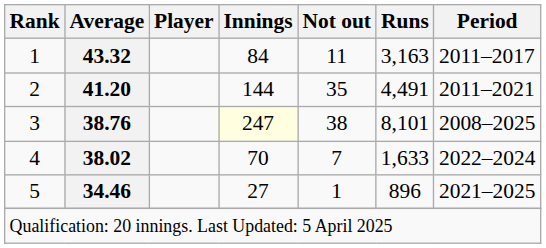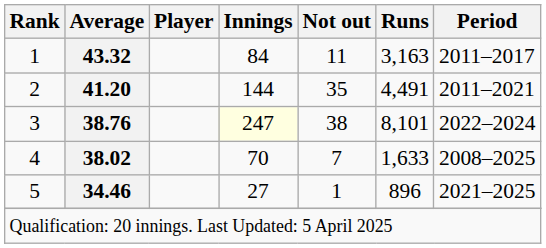(487, 123) 2008–2025 -> (487, 123) 2022–2024
(487, 157) 2022–2024 -> (487, 157) 2008–2025
